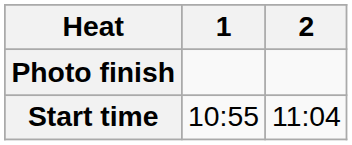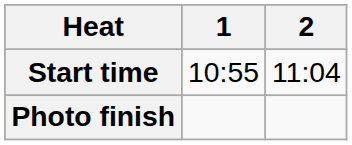rows swapped: (93, 116) <-> (93, 71)
